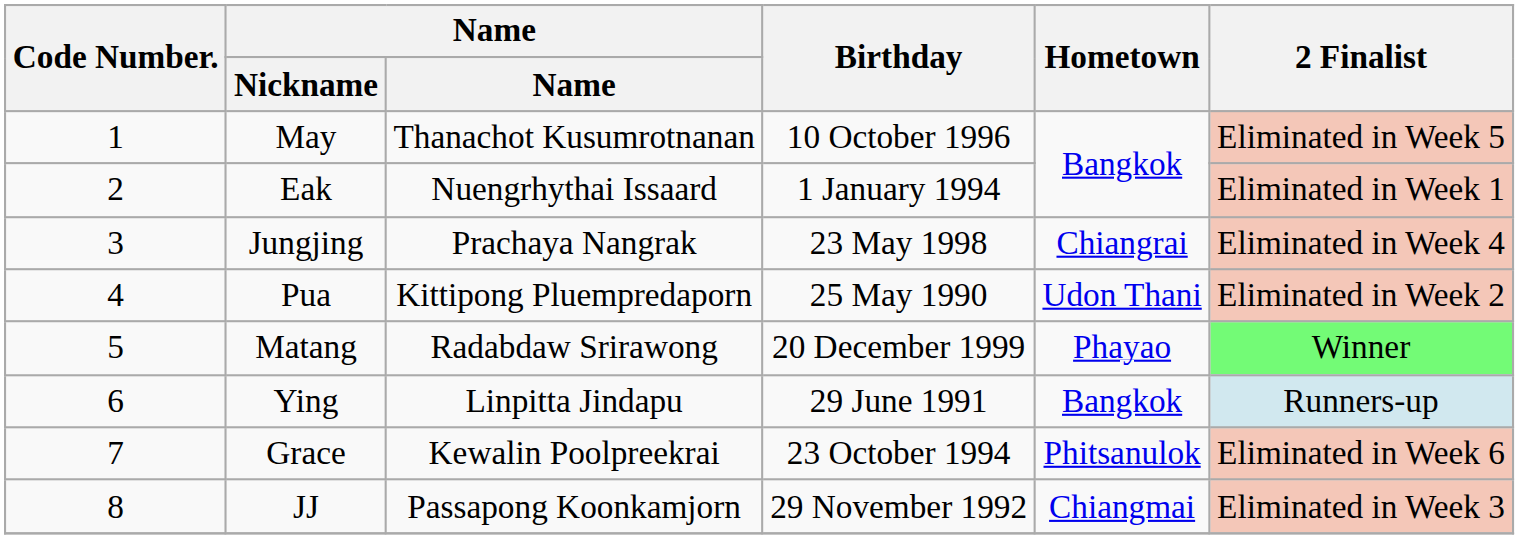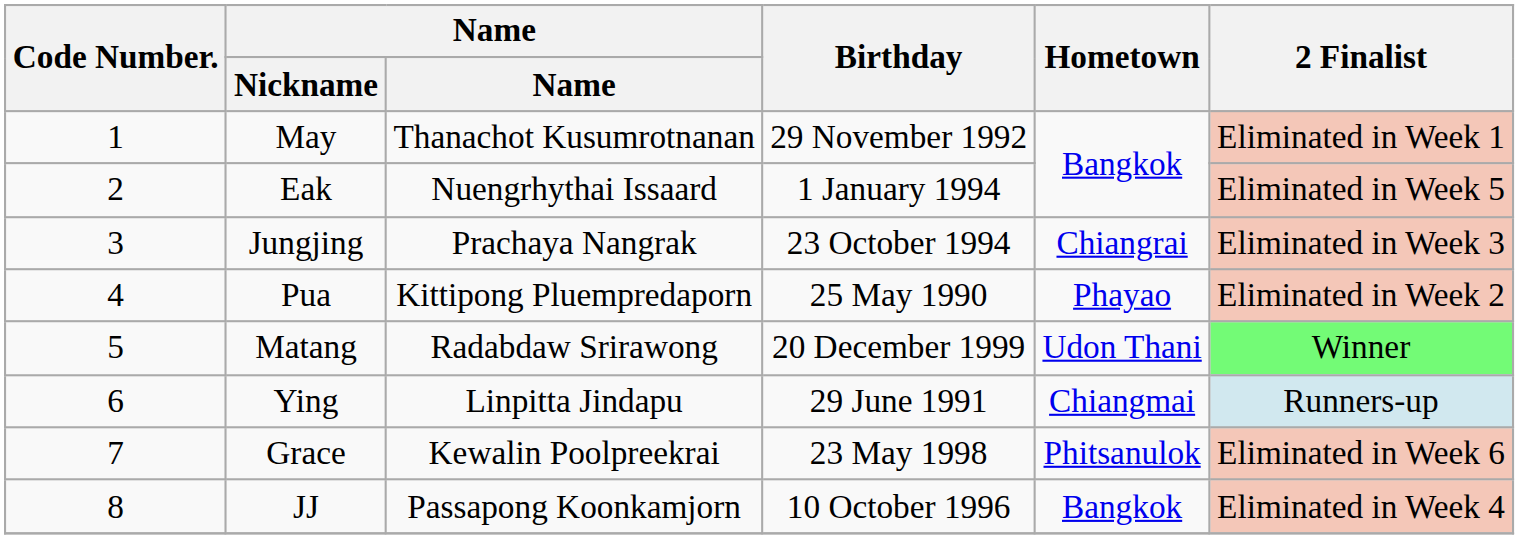(899, 136) 10 October 1996 -> (899, 136) 29 November 1992
(1361, 136) Eliminated in Week 5 -> (1361, 136) Eliminated in Week 1
(1361, 189) Eliminated in Week 1 -> (1361, 189) Eliminated in Week 5
(899, 242) 23 May 1998 -> (899, 242) 23 October 1994
(1361, 242) Eliminated in Week 4 -> (1361, 242) Eliminated in Week 3
(1122, 294) Udon Thani -> (1122, 294) Phayao
(1122, 347) Phayao -> (1122, 347) Udon Thani
(1122, 400) Bangkok -> (1122, 400) Chiangmai
(899, 453) 23 October 1994 -> (899, 453) 23 May 1998
(899, 505) 29 November 1992 -> (899, 505) 10 October 1996
(1122, 505) Chiangmai -> (1122, 505) Bangkok
(1361, 505) Eliminated in Week 3 -> (1361, 505) Eliminated in Week 4
